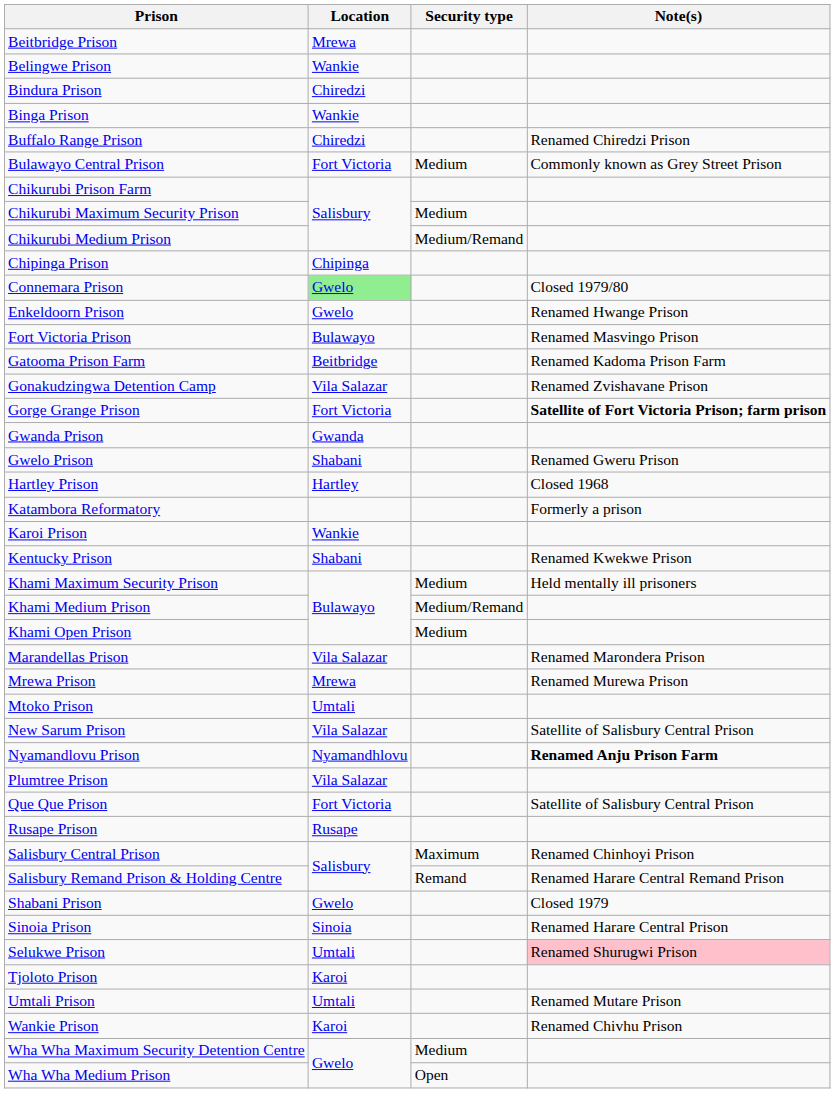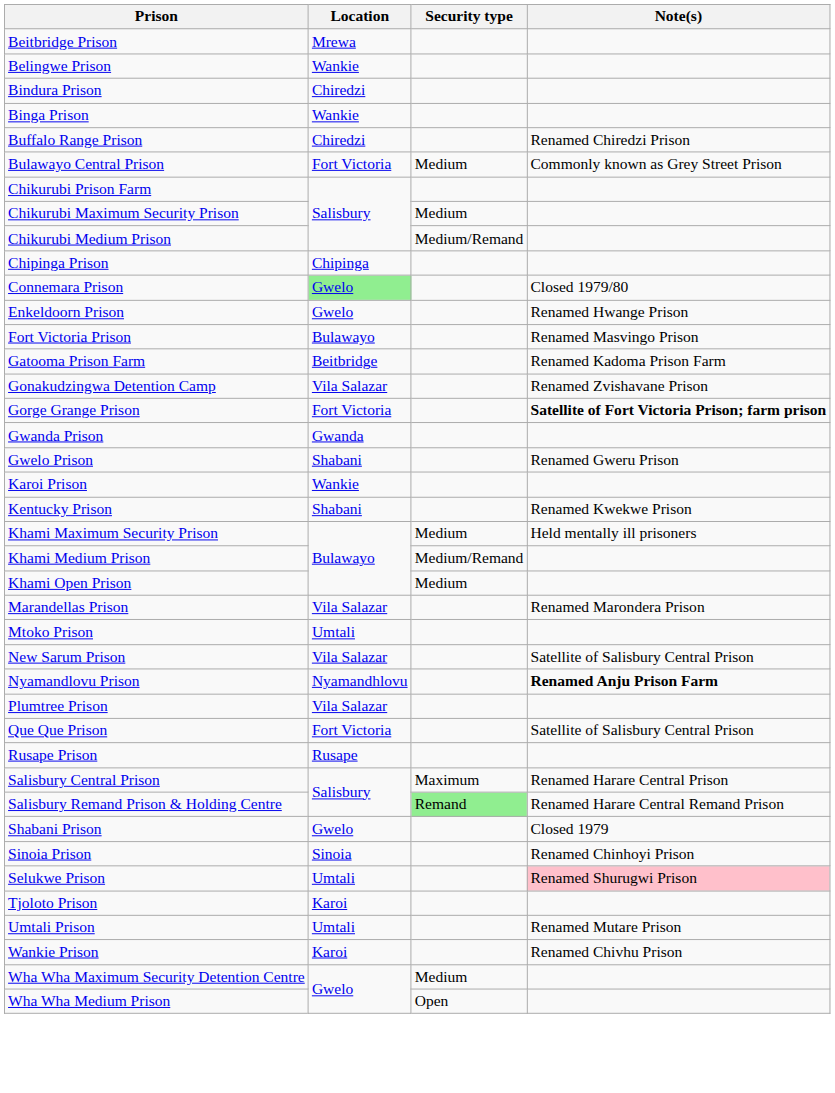- row: (53, 484)
- row: (84, 509)
- row: (52, 681)
(612, 853) Renamed Chinhoyi Prison -> (629, 779) Renamed Harare Central Prison
(441, 878) no background -> (441, 804) lightgreen background
(629, 927) Renamed Harare Central Prison -> (612, 853) Renamed Chinhoyi Prison
